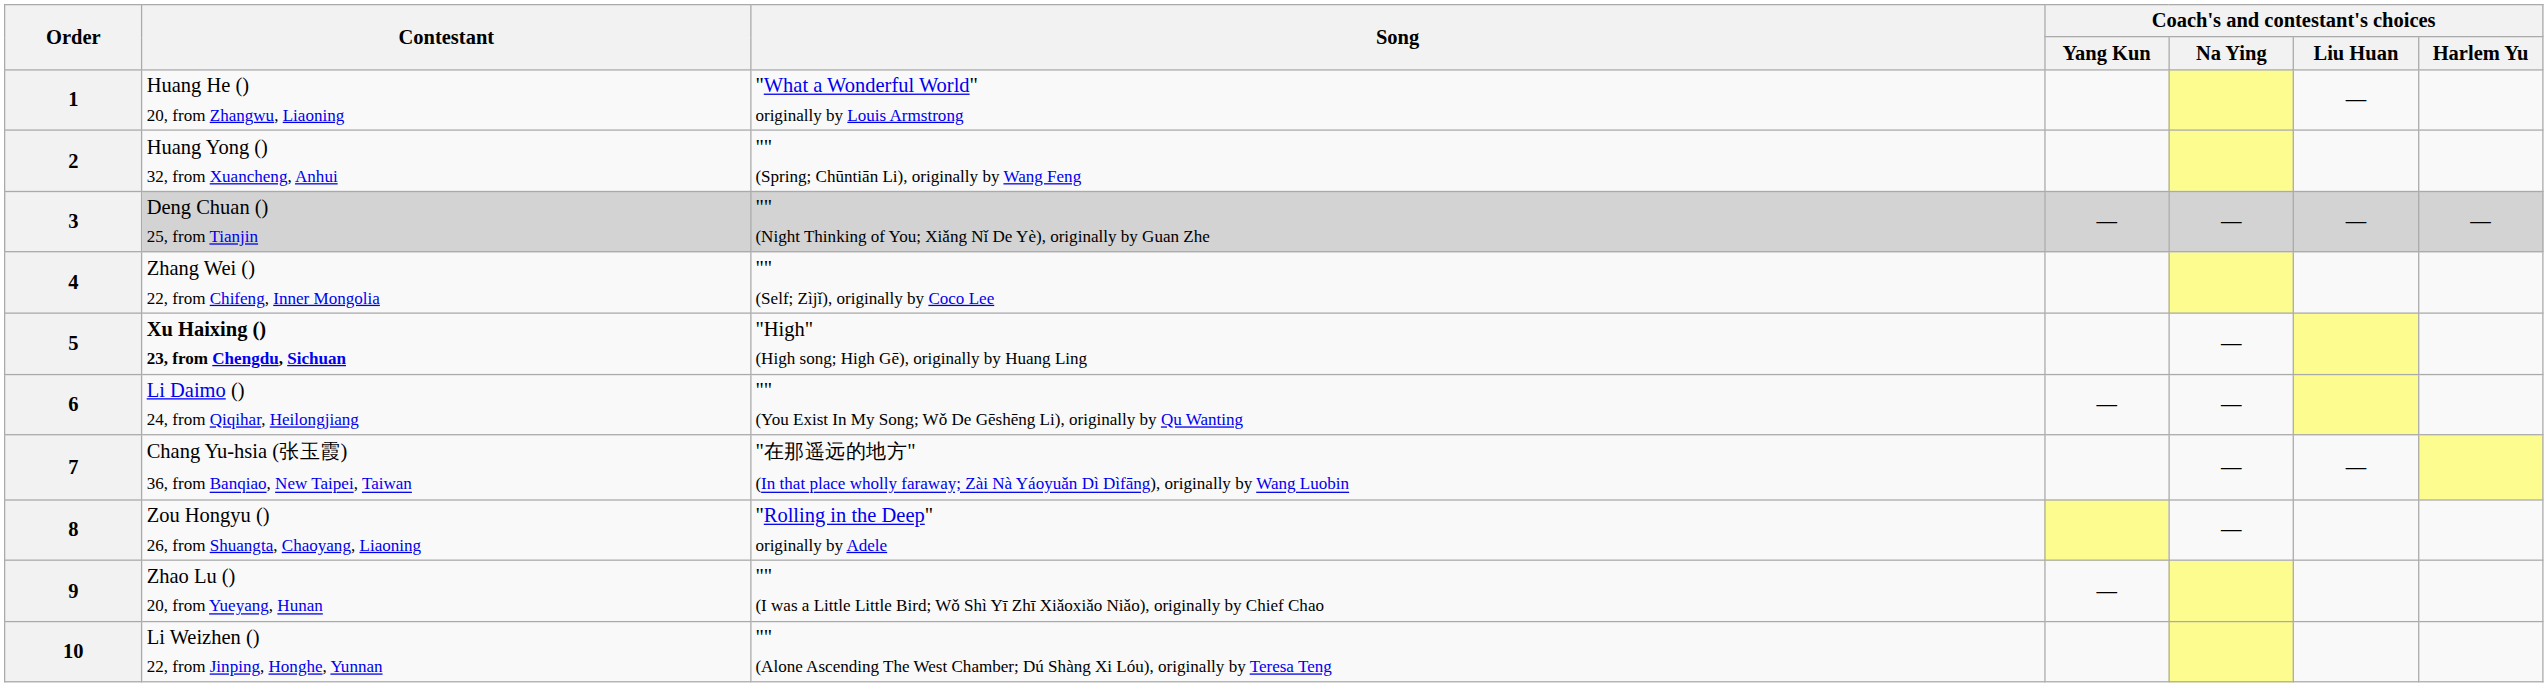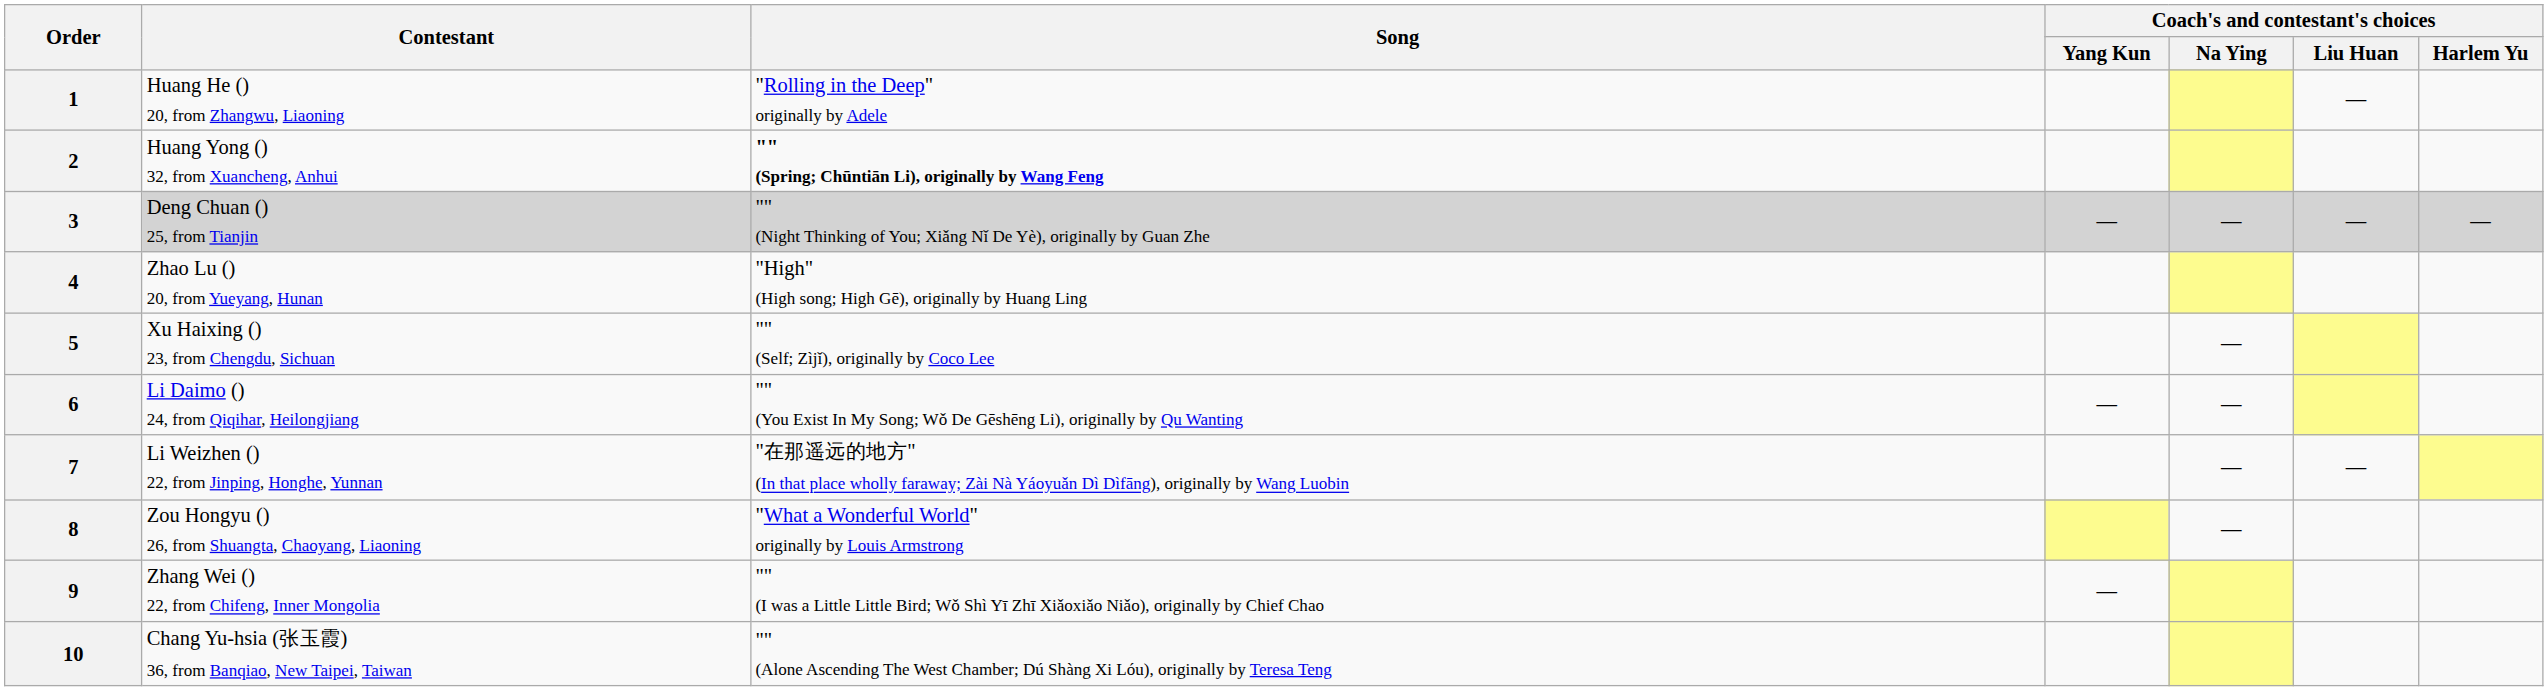(867, 99) "What a Wonderful World" originally by Louis Armstrong -> (844, 99) "Rolling in the Deep" originally by Adele
(918, 160) normal -> (929, 160) bold
(263, 282) Zhang Wei () 22, from Chifeng, Inner Mongolia -> (235, 282) Zhao Lu () 20, from Yueyang, Hunan
(875, 282) "" (Self; Zìjǐ), originally by Coco Lee -> (921, 282) "High" (High song; High Gē), originally by Huang Ling
(246, 343) bold -> (241, 343) normal
(921, 343) "High" (High song; High Gē), originally by Huang Ling -> (875, 343) "" (Self; Zìjǐ), originally by Coco Lee
(279, 467) Chang Yu-hsia (张玉霞) 36, from Banqiao, New Taipei, Taiwan -> (265, 467) Li Weizhen () 22, from Jinping, Honghe, Yunnan
(844, 529) "Rolling in the Deep" originally by Adele -> (867, 529) "What a Wonderful World" originally by Louis Armstrong
(235, 590) Zhao Lu () 20, from Yueyang, Hunan -> (263, 590) Zhang Wei () 22, from Chifeng, Inner Mongolia
(265, 651) Li Weizhen () 22, from Jinping, Honghe, Yunnan -> (279, 654) Chang Yu-hsia (张玉霞) 36, from Banqiao, New Taipei, Taiwan
